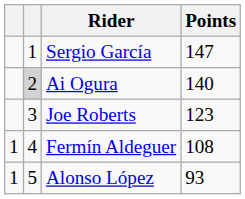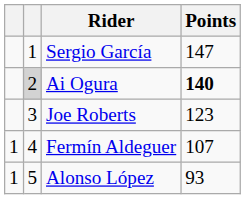(199, 83) normal -> (199, 83) bold
(199, 146) 108 -> (199, 146) 107
